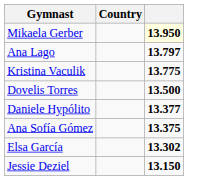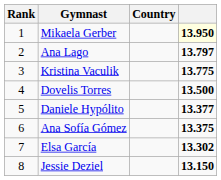+ column: (21, 14)
